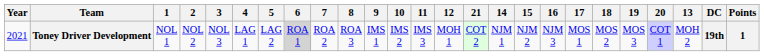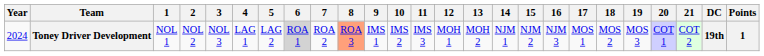columns swapped: (687, 12) <-> (476, 12)
(17, 35) 2021 -> (17, 35) 2024
(351, 35) no background -> (351, 35) lightsalmon background
